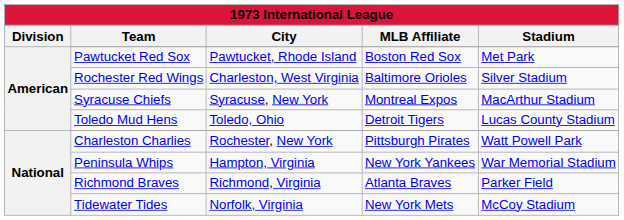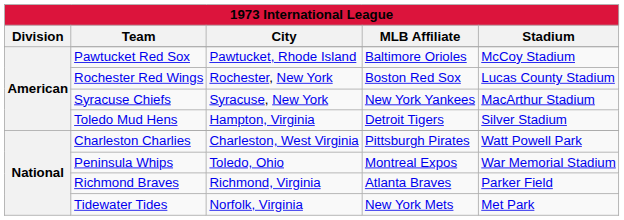(413, 57) Boston Red Sox -> (416, 57) Baltimore Orioles
(508, 57) Met Park -> (528, 57) McCoy Stadium
(284, 78) Charleston, West Virginia -> (271, 78) Rochester, New York
(416, 78) Baltimore Orioles -> (413, 78) Boston Red Sox
(524, 78) Silver Stadium -> (548, 78) Lucas County Stadium
(411, 99) Montreal Expos -> (420, 99) New York Yankees
(247, 120) Toledo, Ohio -> (262, 120) Hampton, Virginia
(548, 120) Lucas County Stadium -> (524, 120) Silver Stadium
(271, 141) Rochester, New York -> (284, 141) Charleston, West Virginia
(262, 162) Hampton, Virginia -> (247, 162) Toledo, Ohio
(420, 162) New York Yankees -> (411, 162) Montreal Expos
(528, 204) McCoy Stadium -> (508, 204) Met Park
